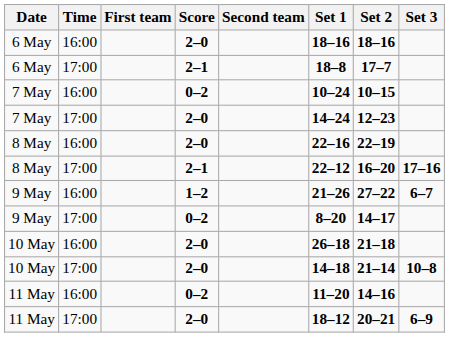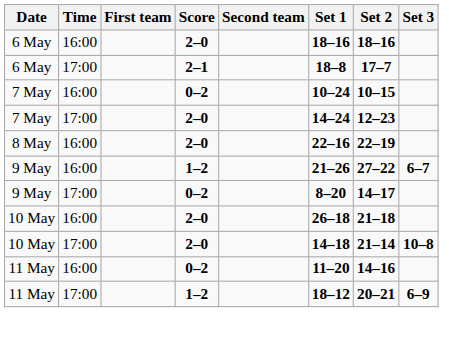- row: (32, 168)
(197, 319) 2–0 -> (197, 294) 1–2
